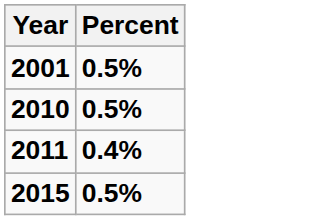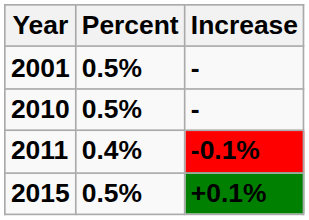+ column: (244, 25)
